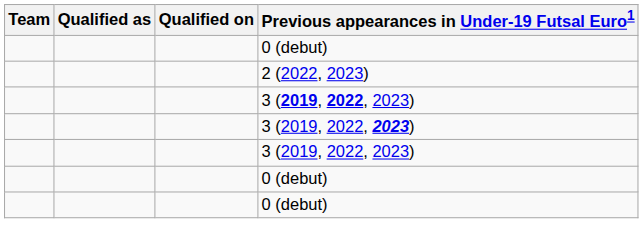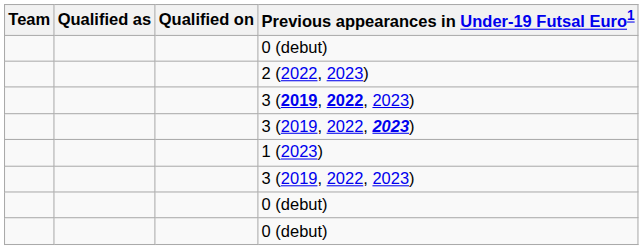+ row: (29, 153)
